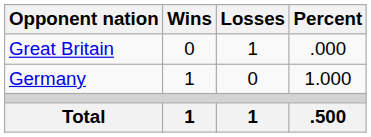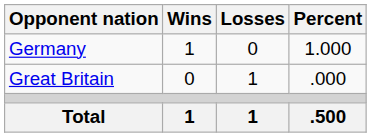rows swapped: (47, 78) <-> (61, 49)
